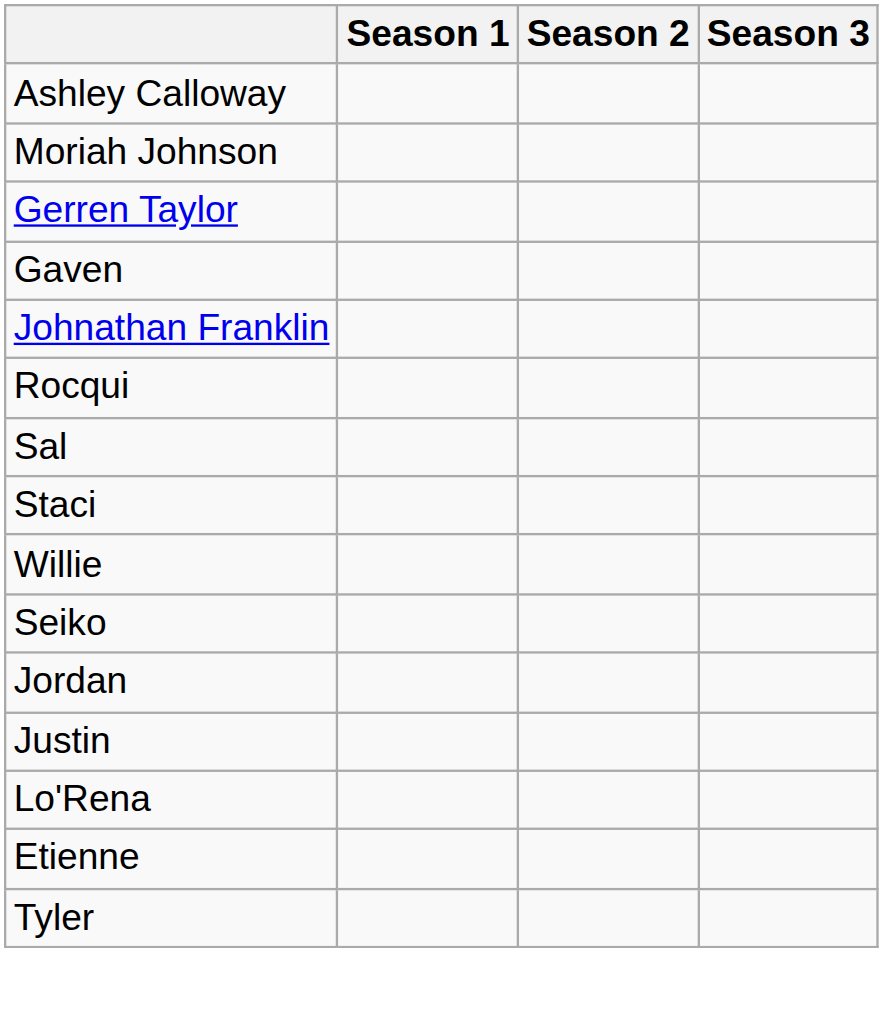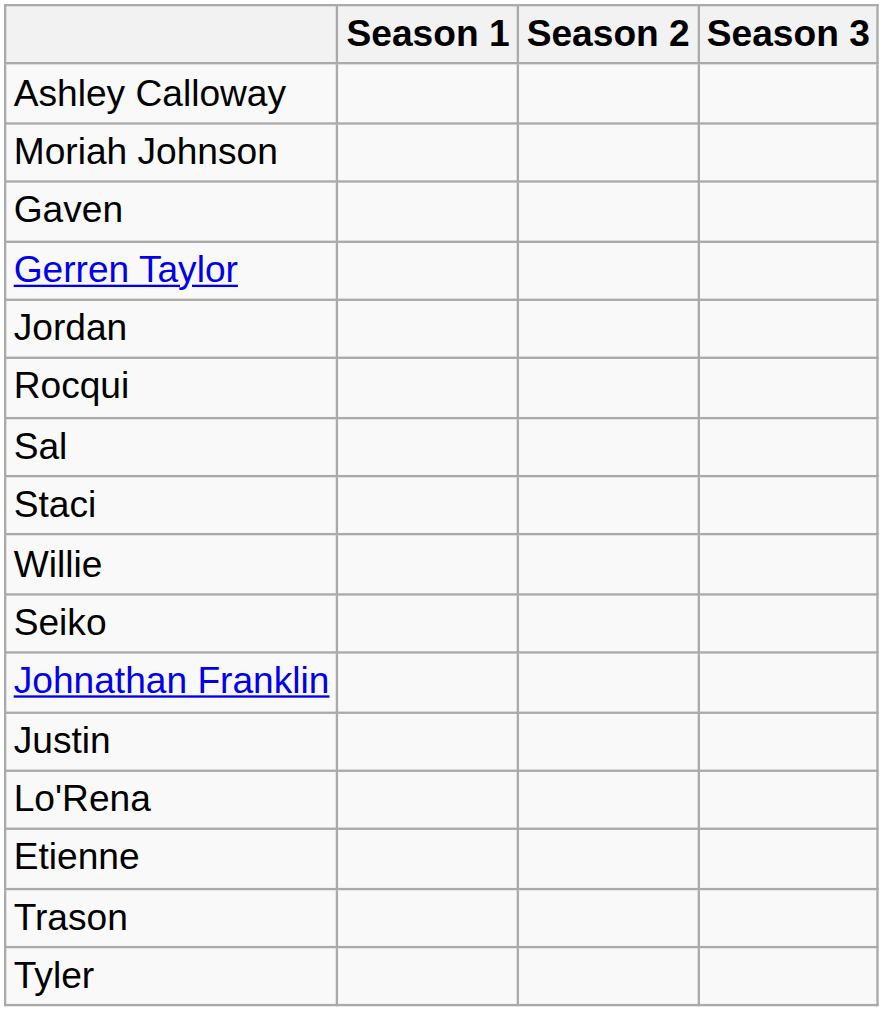rows swapped: (126, 210) <-> (68, 269)
rows swapped: (70, 681) <-> (172, 328)
+ row: (71, 916)
